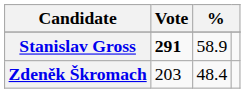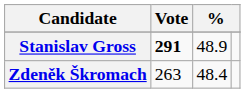(212, 46) 58.9 -> (212, 46) 48.9
(168, 74) 203 -> (168, 74) 263
